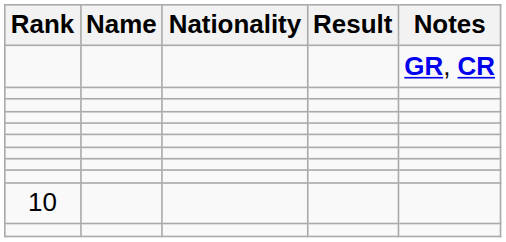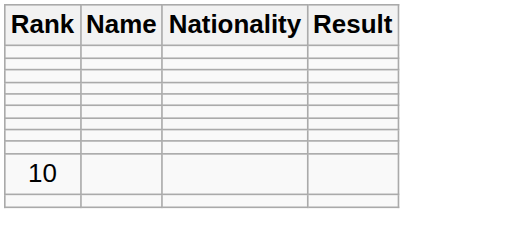- column: (450, 25)
